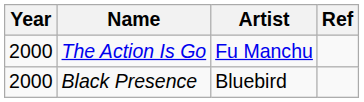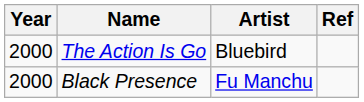(264, 50) Fu Manchu -> (251, 50) Bluebird
(251, 81) Bluebird -> (264, 81) Fu Manchu
